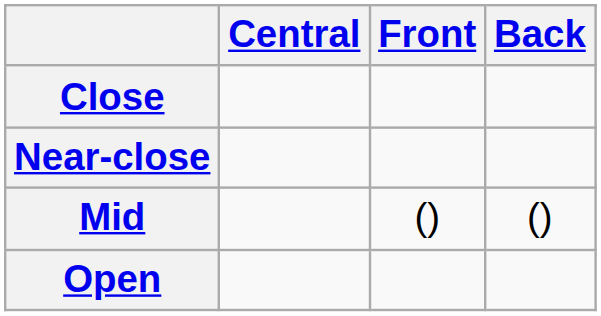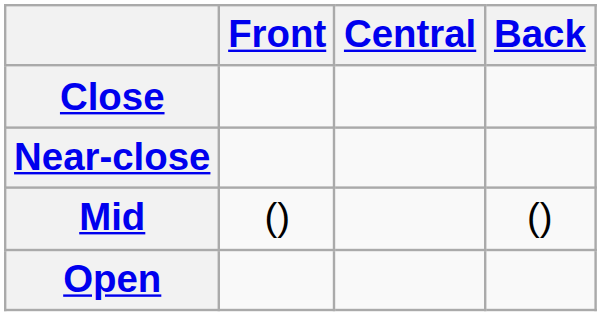columns swapped: (427, 34) <-> (294, 34)
